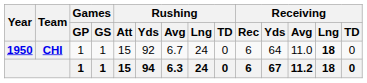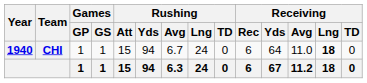(20, 50) 1950 -> (20, 50) 1940
(148, 50) 92 -> (148, 50) 94
